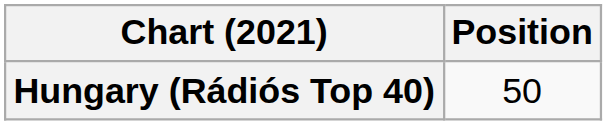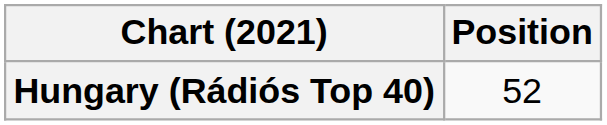(522, 89) 50 -> (522, 89) 52
